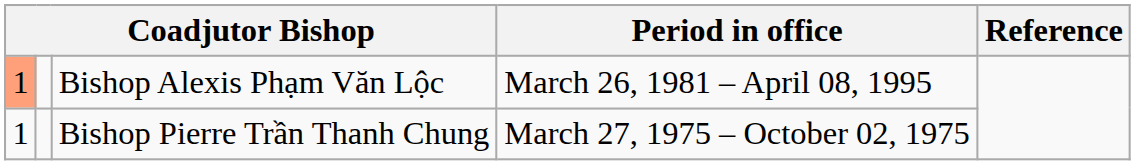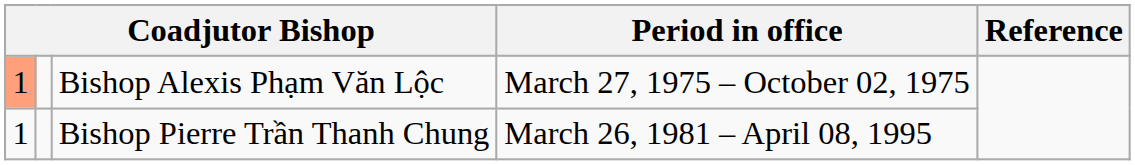(718, 81) March 26, 1981 – April 08, 1995 -> (737, 81) March 27, 1975 – October 02, 1975
(737, 133) March 27, 1975 – October 02, 1975 -> (718, 133) March 26, 1981 – April 08, 1995
